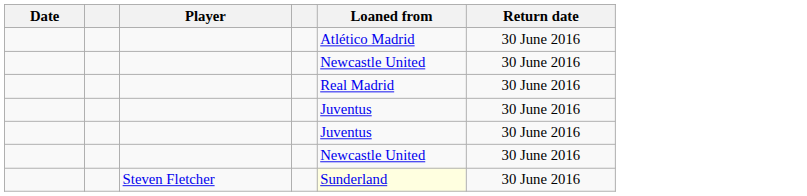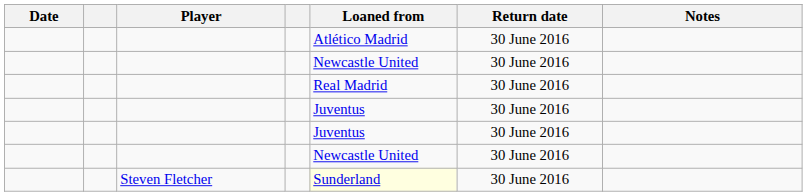+ column: (702, 16)
